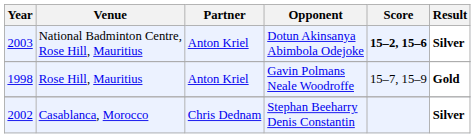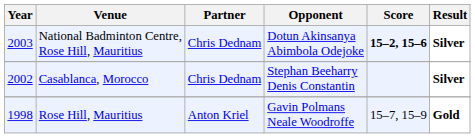(218, 43) Anton Kriel -> (225, 43) Chris Dednam
rows swapped: (94, 115) <-> (91, 79)
